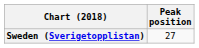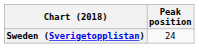(170, 36) 27 -> (170, 36) 24
